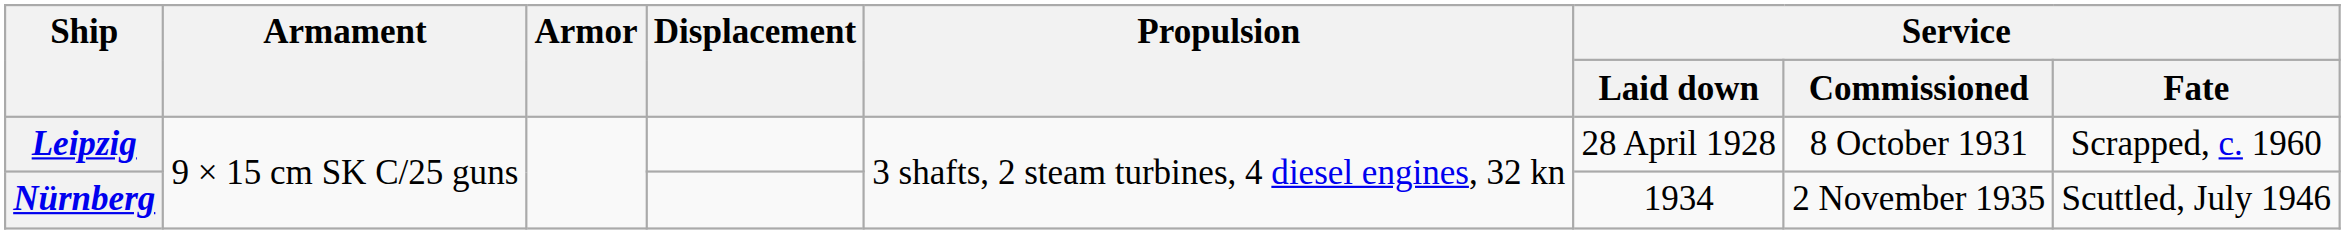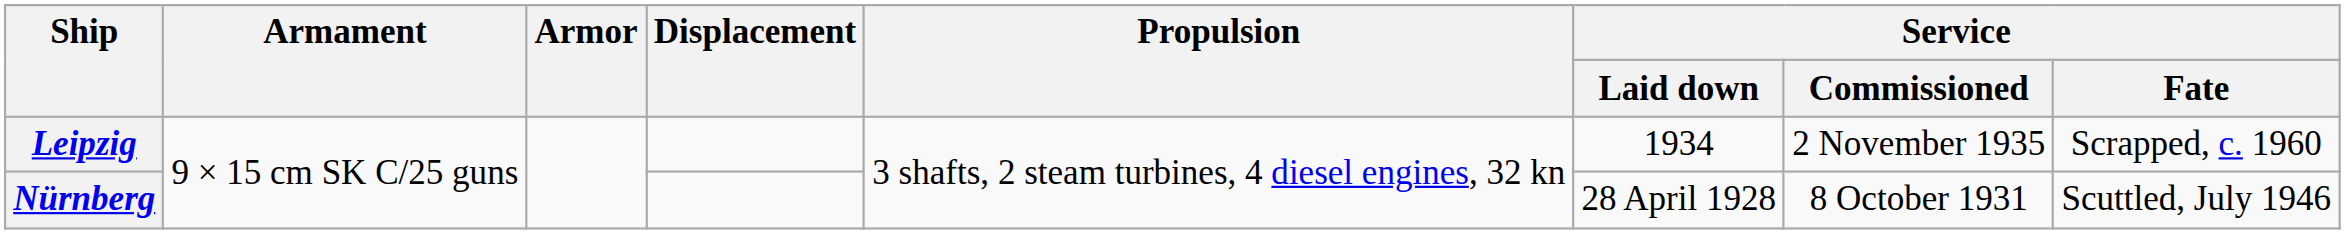(1679, 143) 28 April 1928 -> (1679, 143) 1934
(1919, 143) 8 October 1931 -> (1919, 143) 2 November 1935
(1679, 198) 1934 -> (1679, 198) 28 April 1928
(1919, 198) 2 November 1935 -> (1919, 198) 8 October 1931
